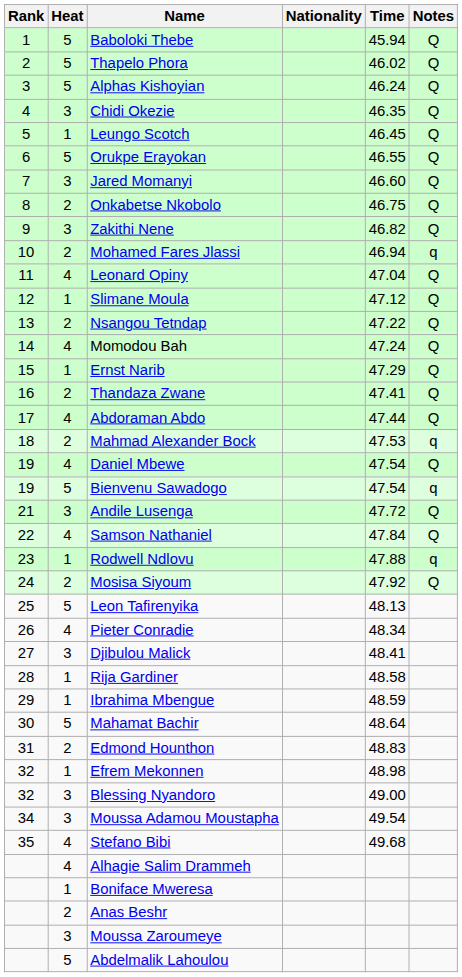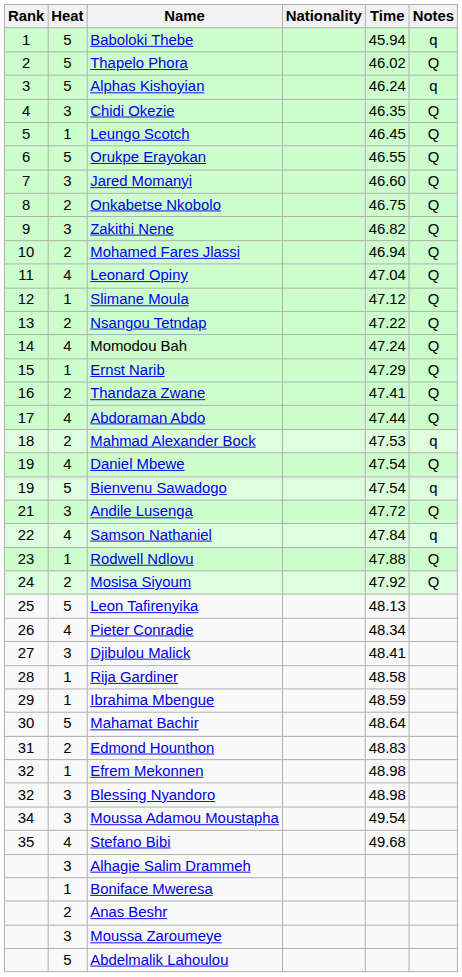(433, 39) Q -> (433, 39) q
(433, 87) Q -> (433, 87) q
(433, 252) q -> (433, 252) Q
(433, 535) Q -> (433, 535) q
(433, 559) q -> (433, 559) Q
(387, 795) 49.00 -> (387, 795) 48.98
(67, 865) 4 -> (67, 865) 3
